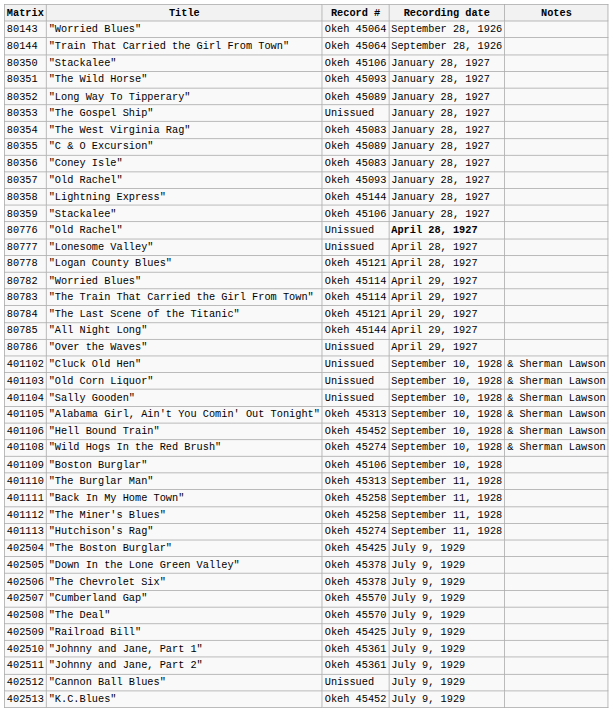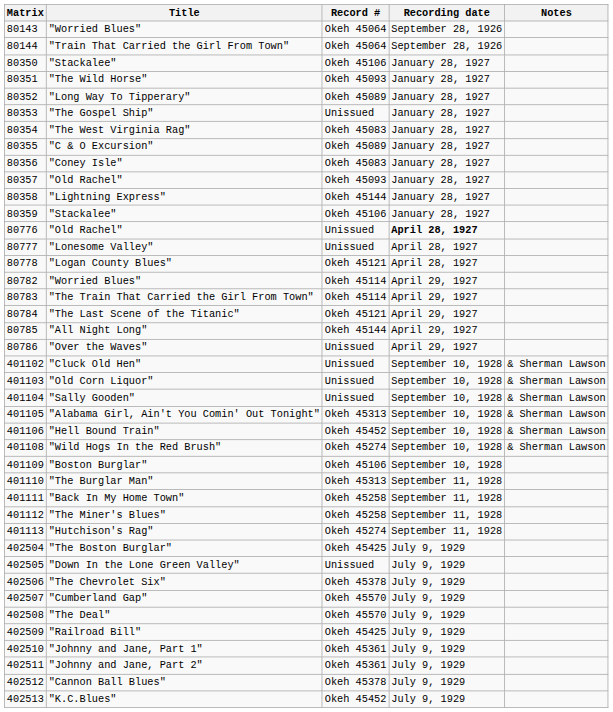(356, 565) Okeh 45378 -> (349, 565) Unissued
(349, 682) Unissued -> (356, 682) Okeh 45378
